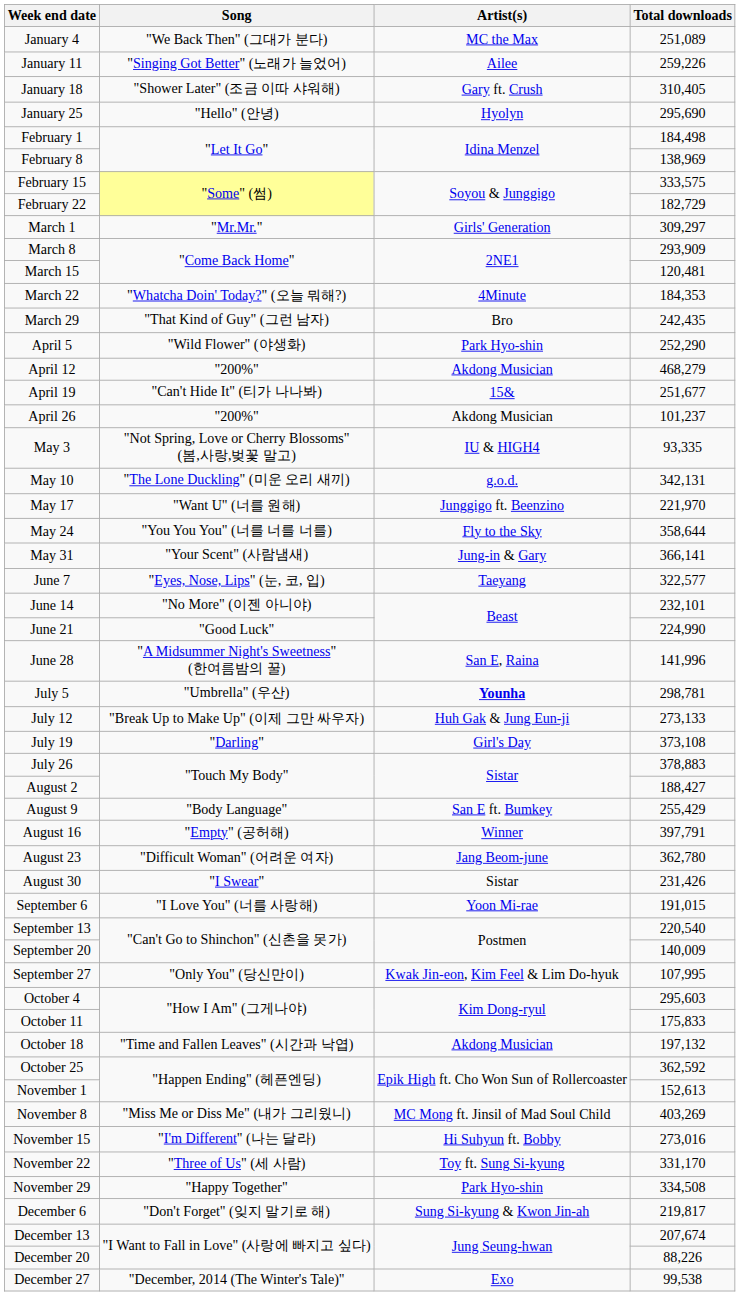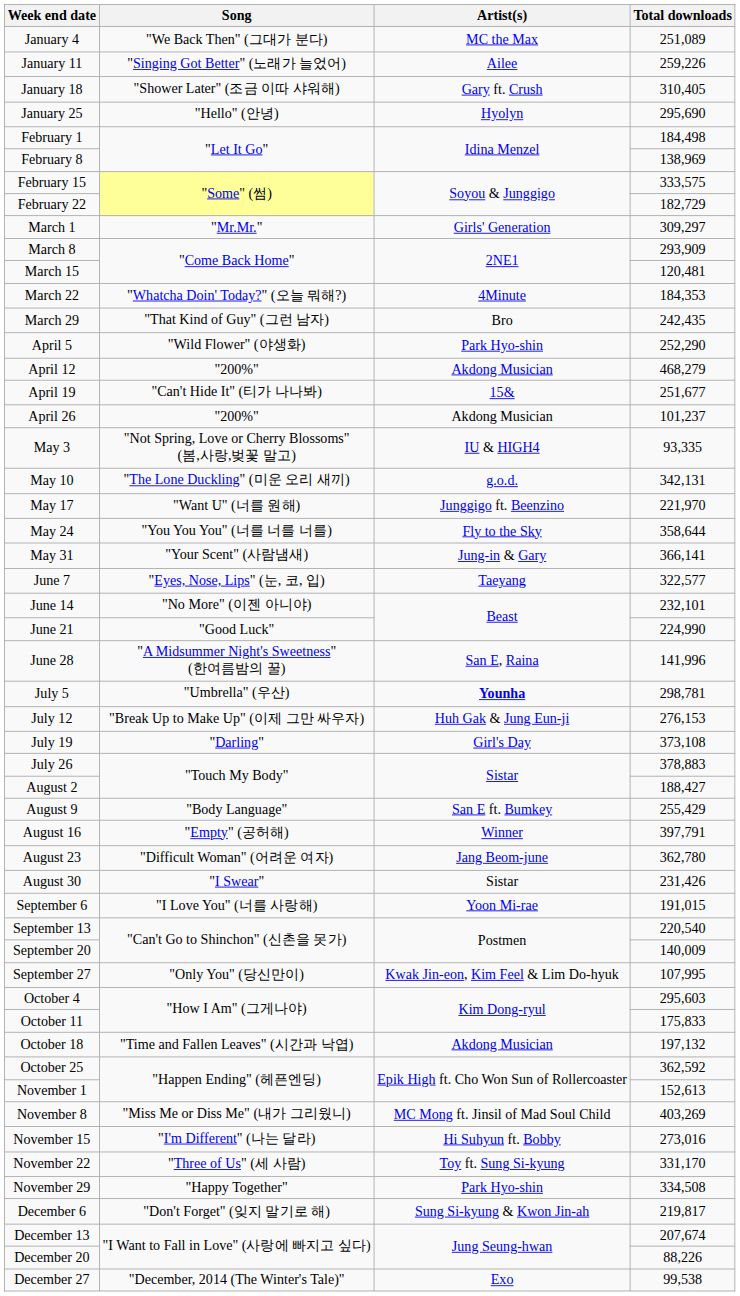(683, 718) 273,133 -> (683, 718) 276,153
